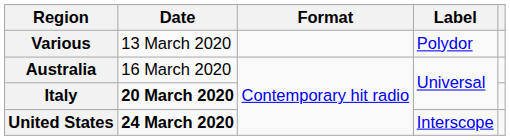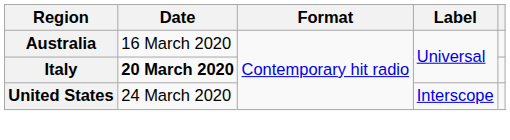- row: (61, 43)
(178, 122) bold -> (176, 95) normal
